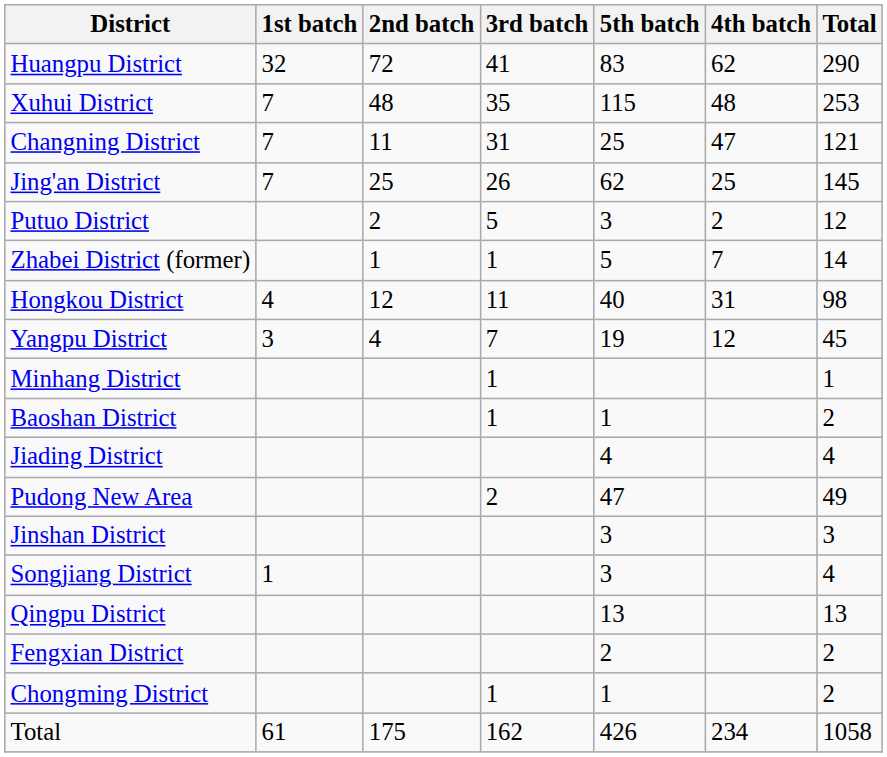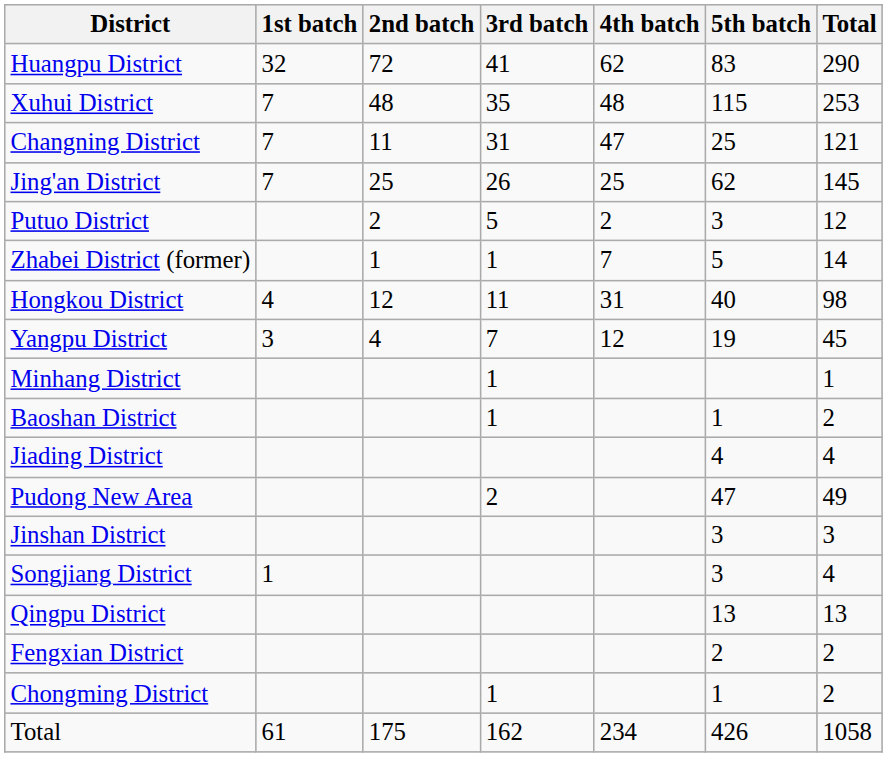columns swapped: (761, 24) <-> (650, 24)
